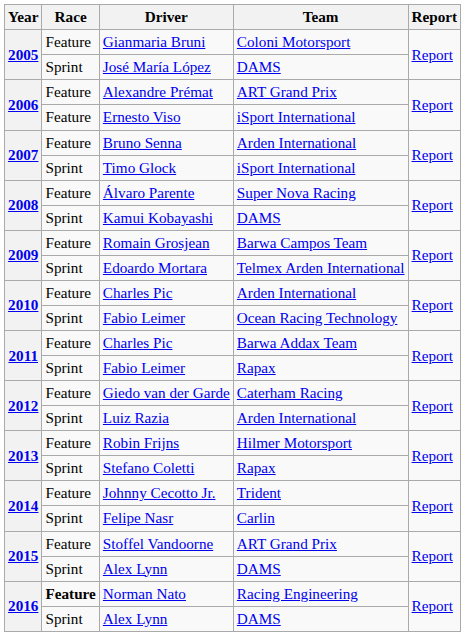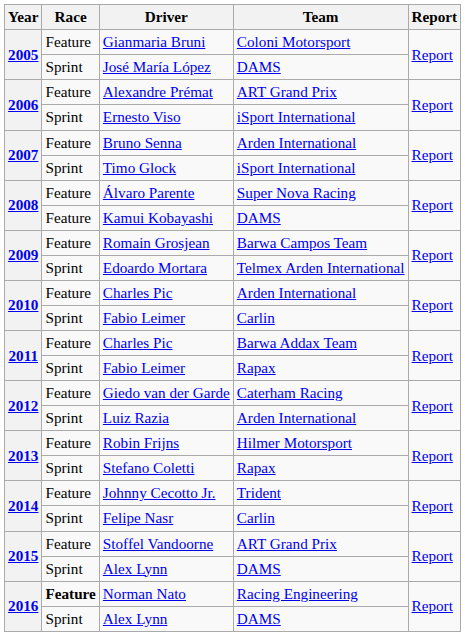(68, 117) Feature -> (64, 117) Sprint
(64, 217) Sprint -> (68, 217) Feature
(317, 317) Ocean Racing Technology -> (256, 317) Carlin
